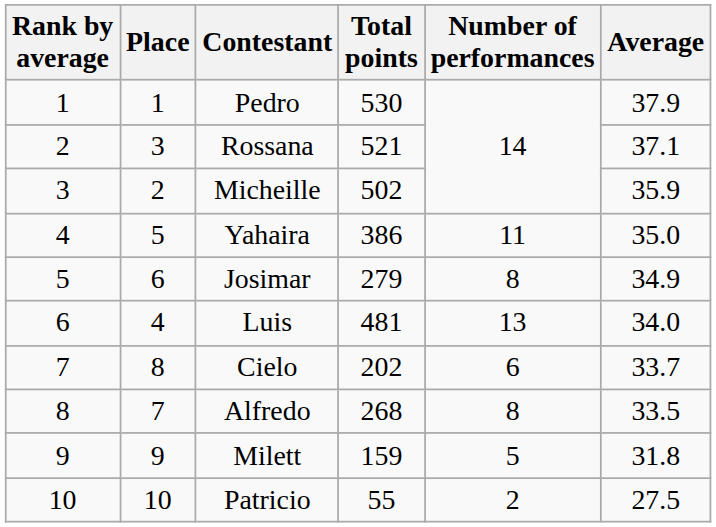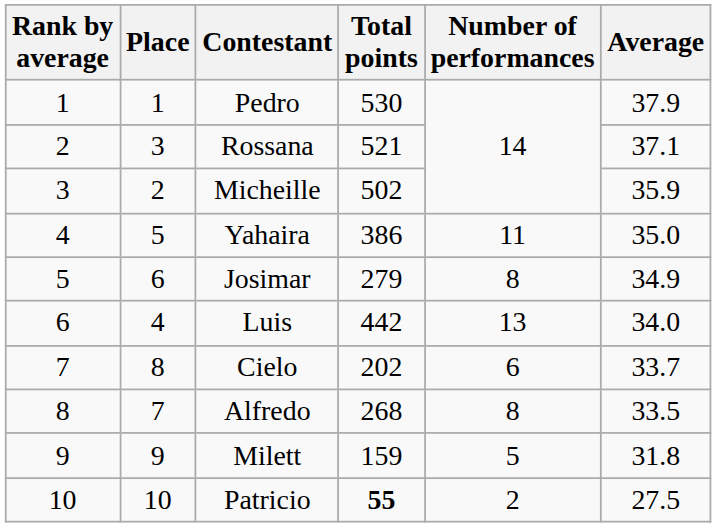(381, 322) 481 -> (381, 322) 442
(381, 499) normal -> (381, 499) bold
